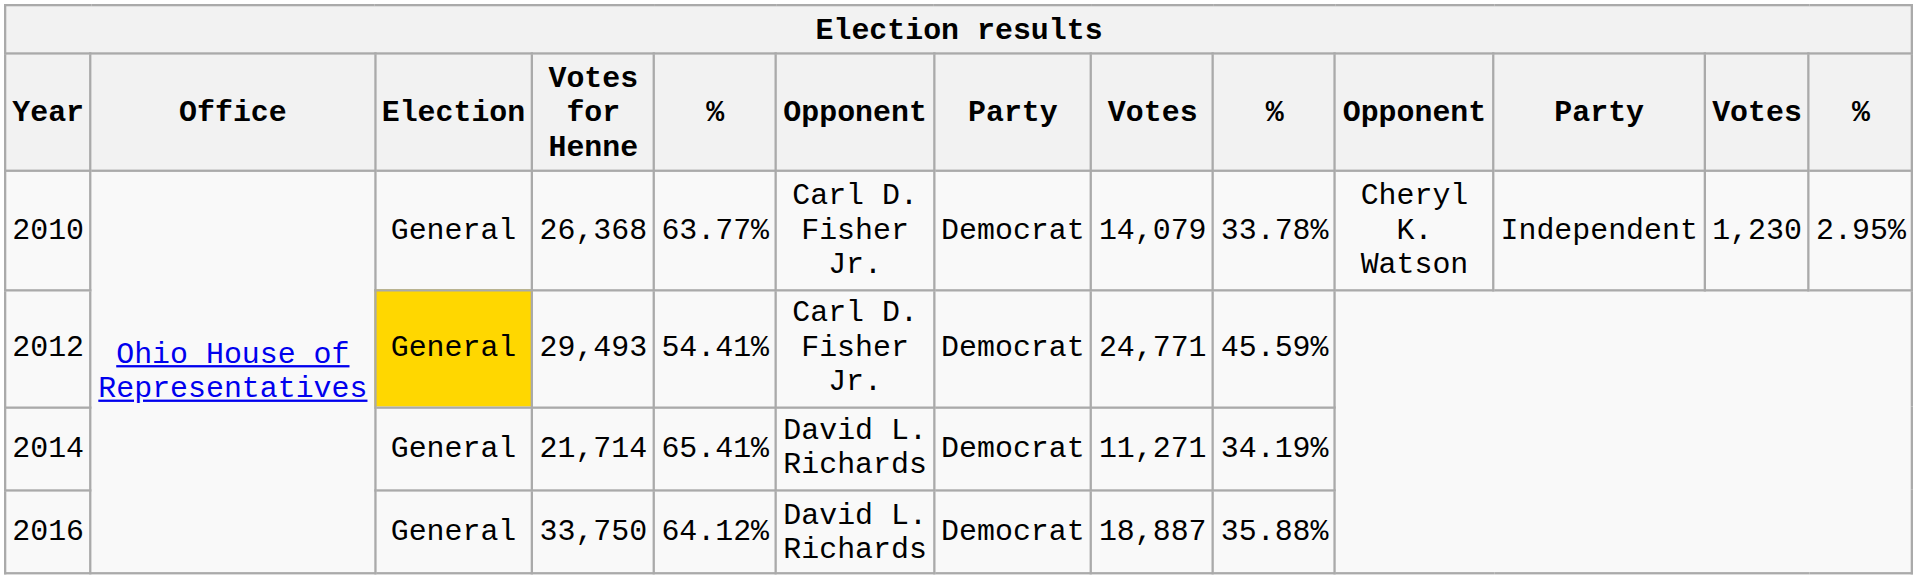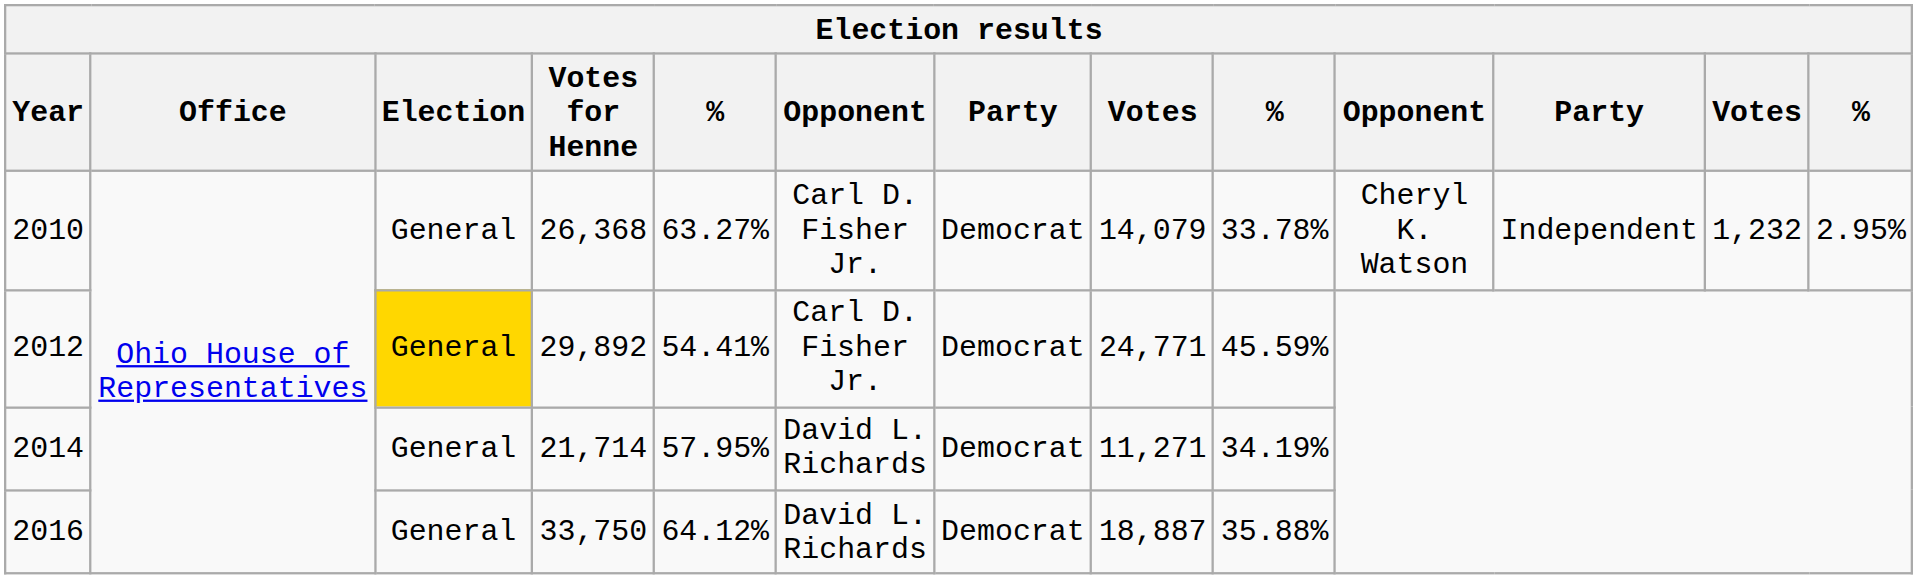(715, 230) 63.77% -> (715, 230) 63.27%
(1757, 230) 1,230 -> (1757, 230) 1,232
(593, 348) 29,493 -> (593, 348) 29,892
(715, 449) 65.41% -> (715, 449) 57.95%
